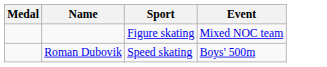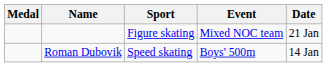+ column: (304, 14)
